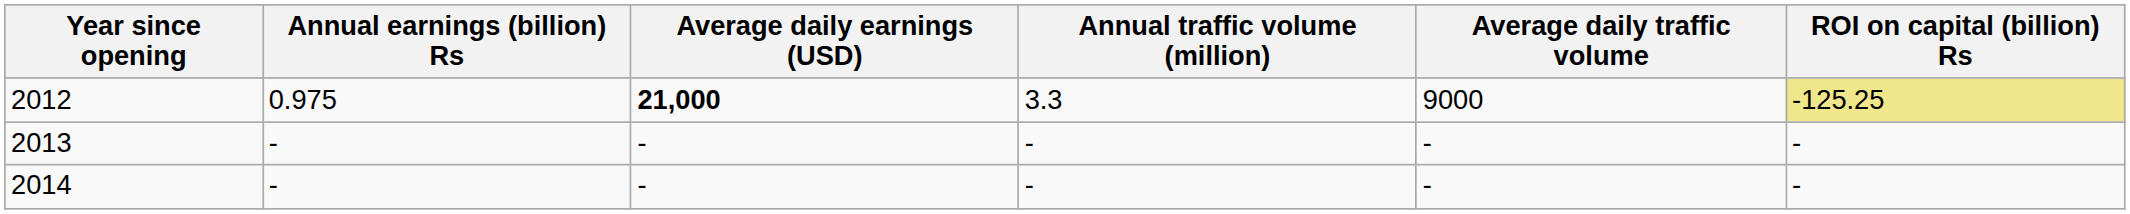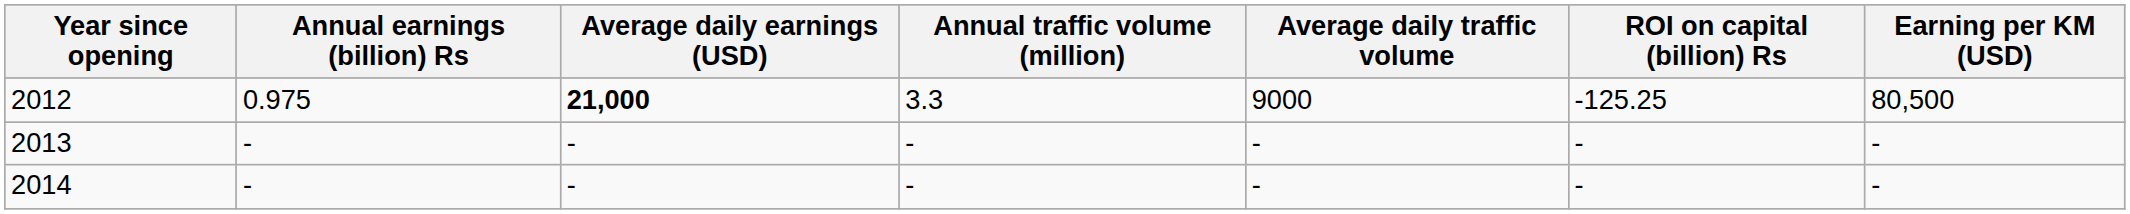+ column: (1995, 41)
(1838, 99) khaki background -> (1621, 99) no background
